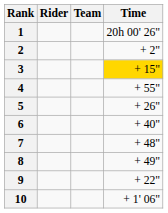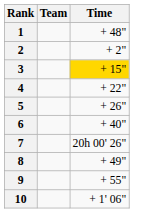- column: (54, 13)
(133, 32) 20h 00' 26" -> (113, 32) + 48"
(147, 87) + 55" -> (113, 87) + 22"
(147, 143) + 48" -> (99, 143) 20h 00' 26"
(147, 180) + 22" -> (113, 180) + 55"
